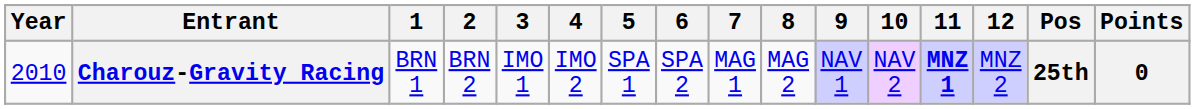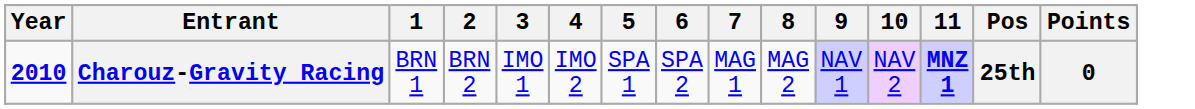- column: (1001, 23)
(39, 73) normal -> (39, 73) bold
